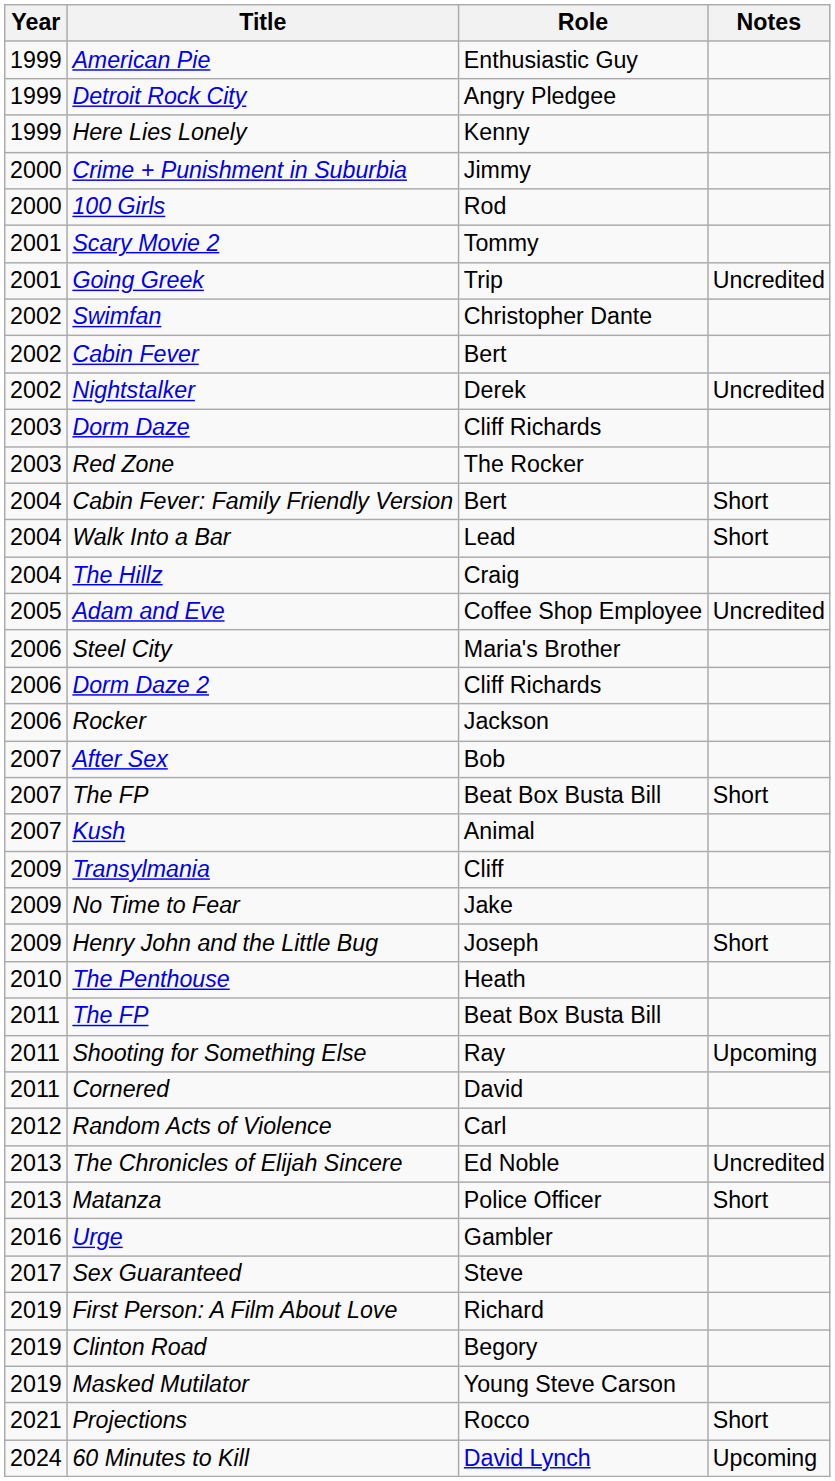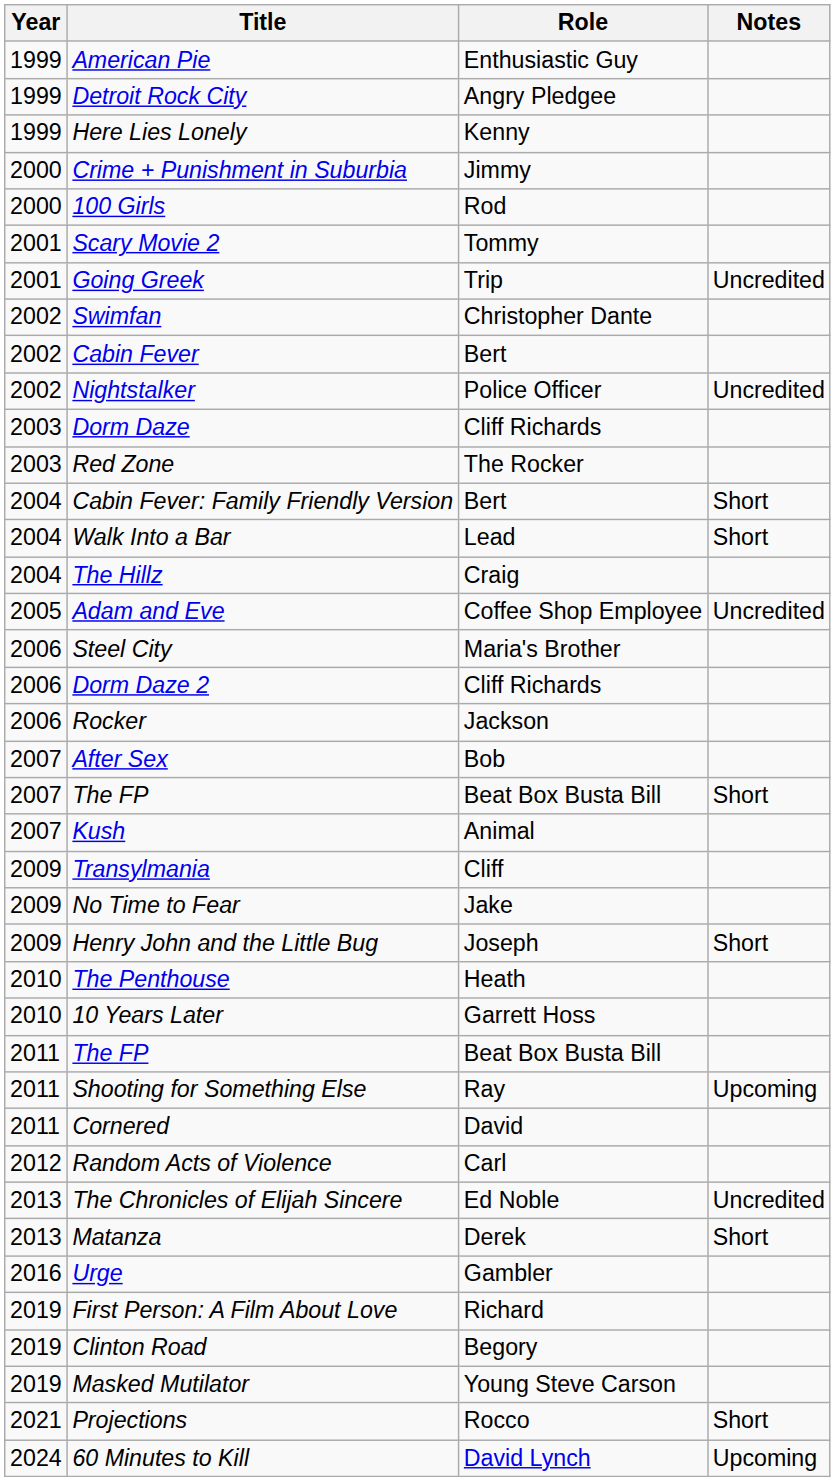(495, 390) Derek -> (533, 390) Police Officer
+ row: (36, 1016)
(533, 1200) Police Officer -> (495, 1237) Derek
- row: (36, 1273)
